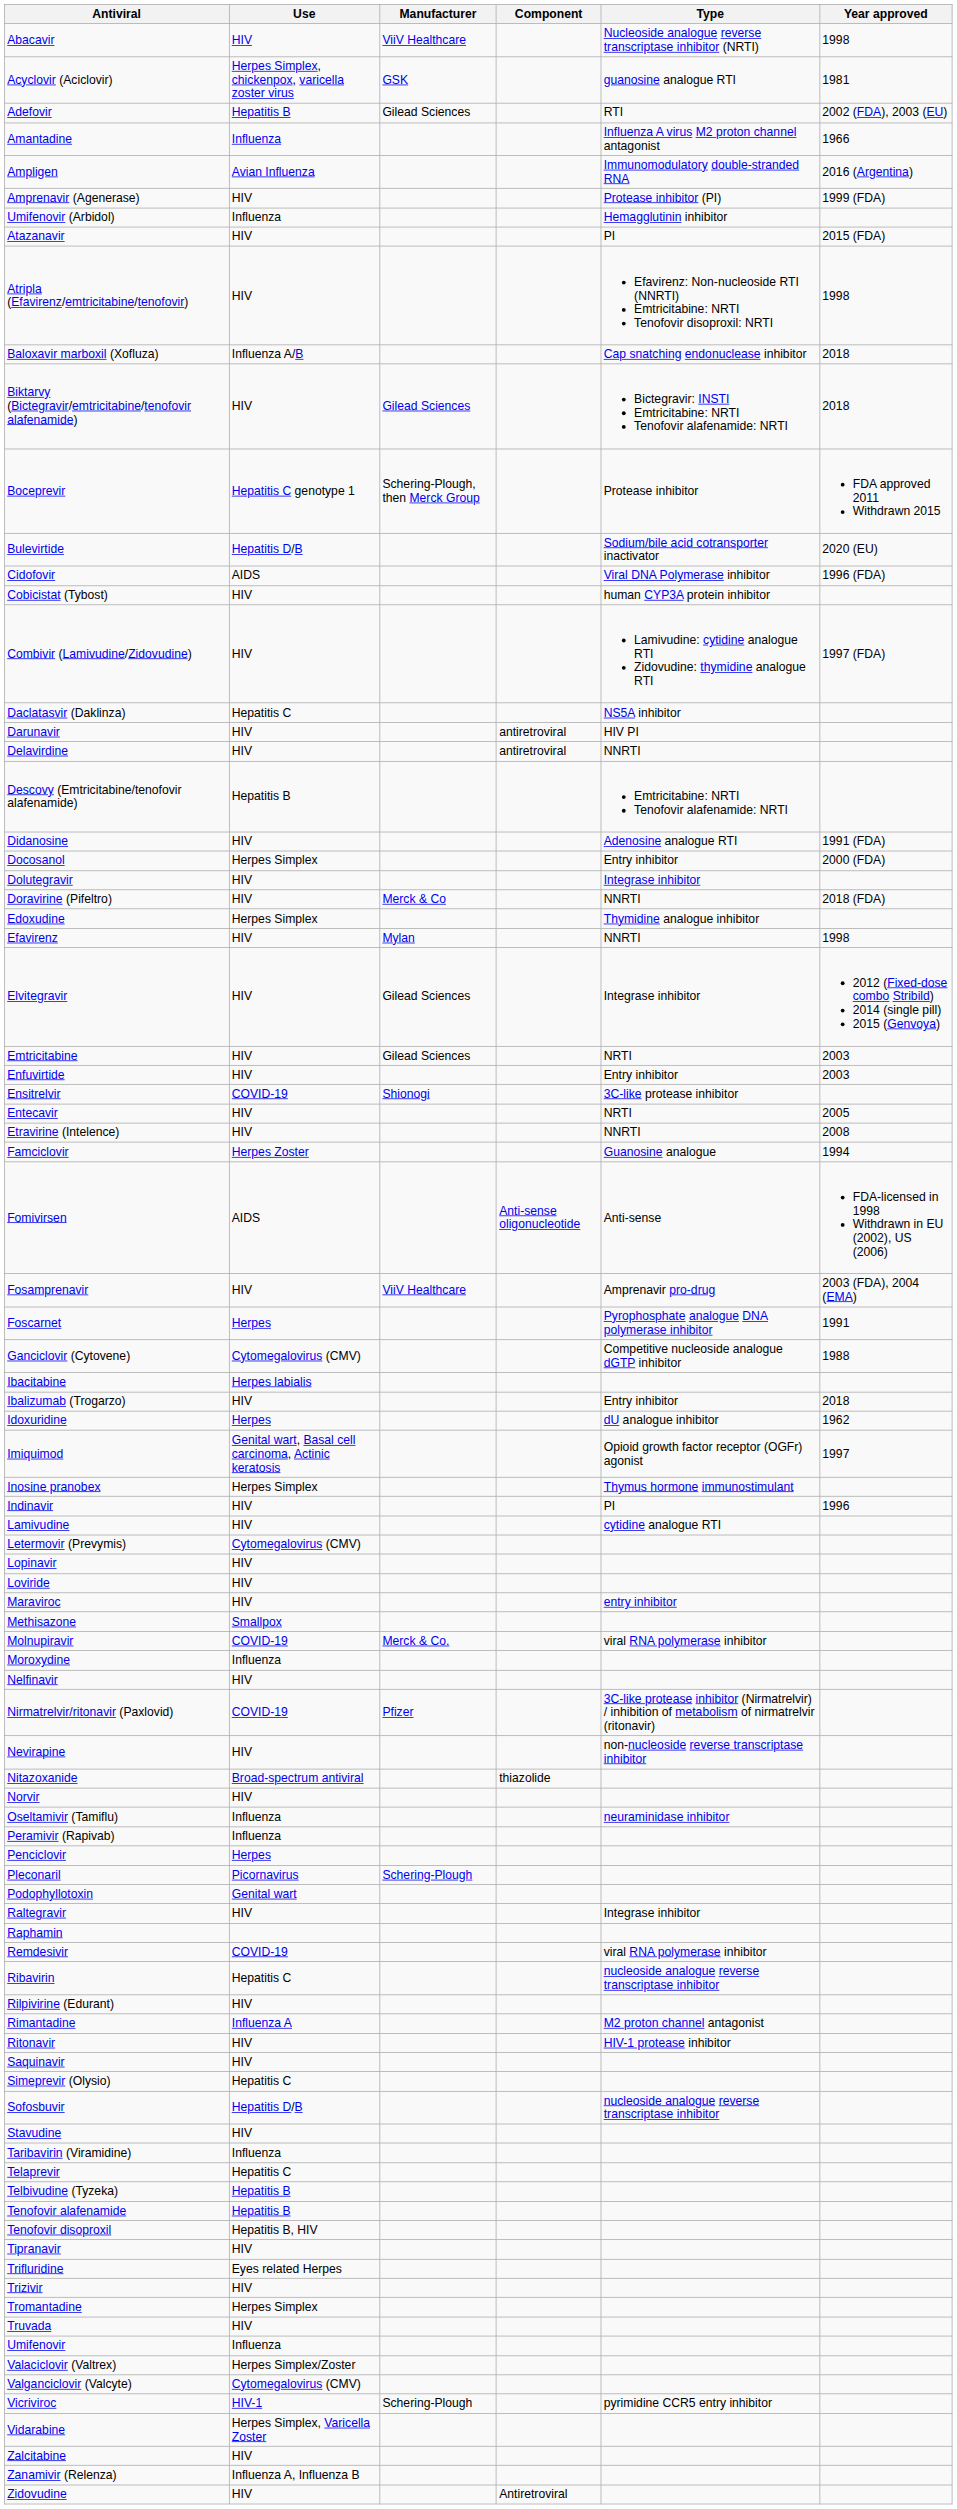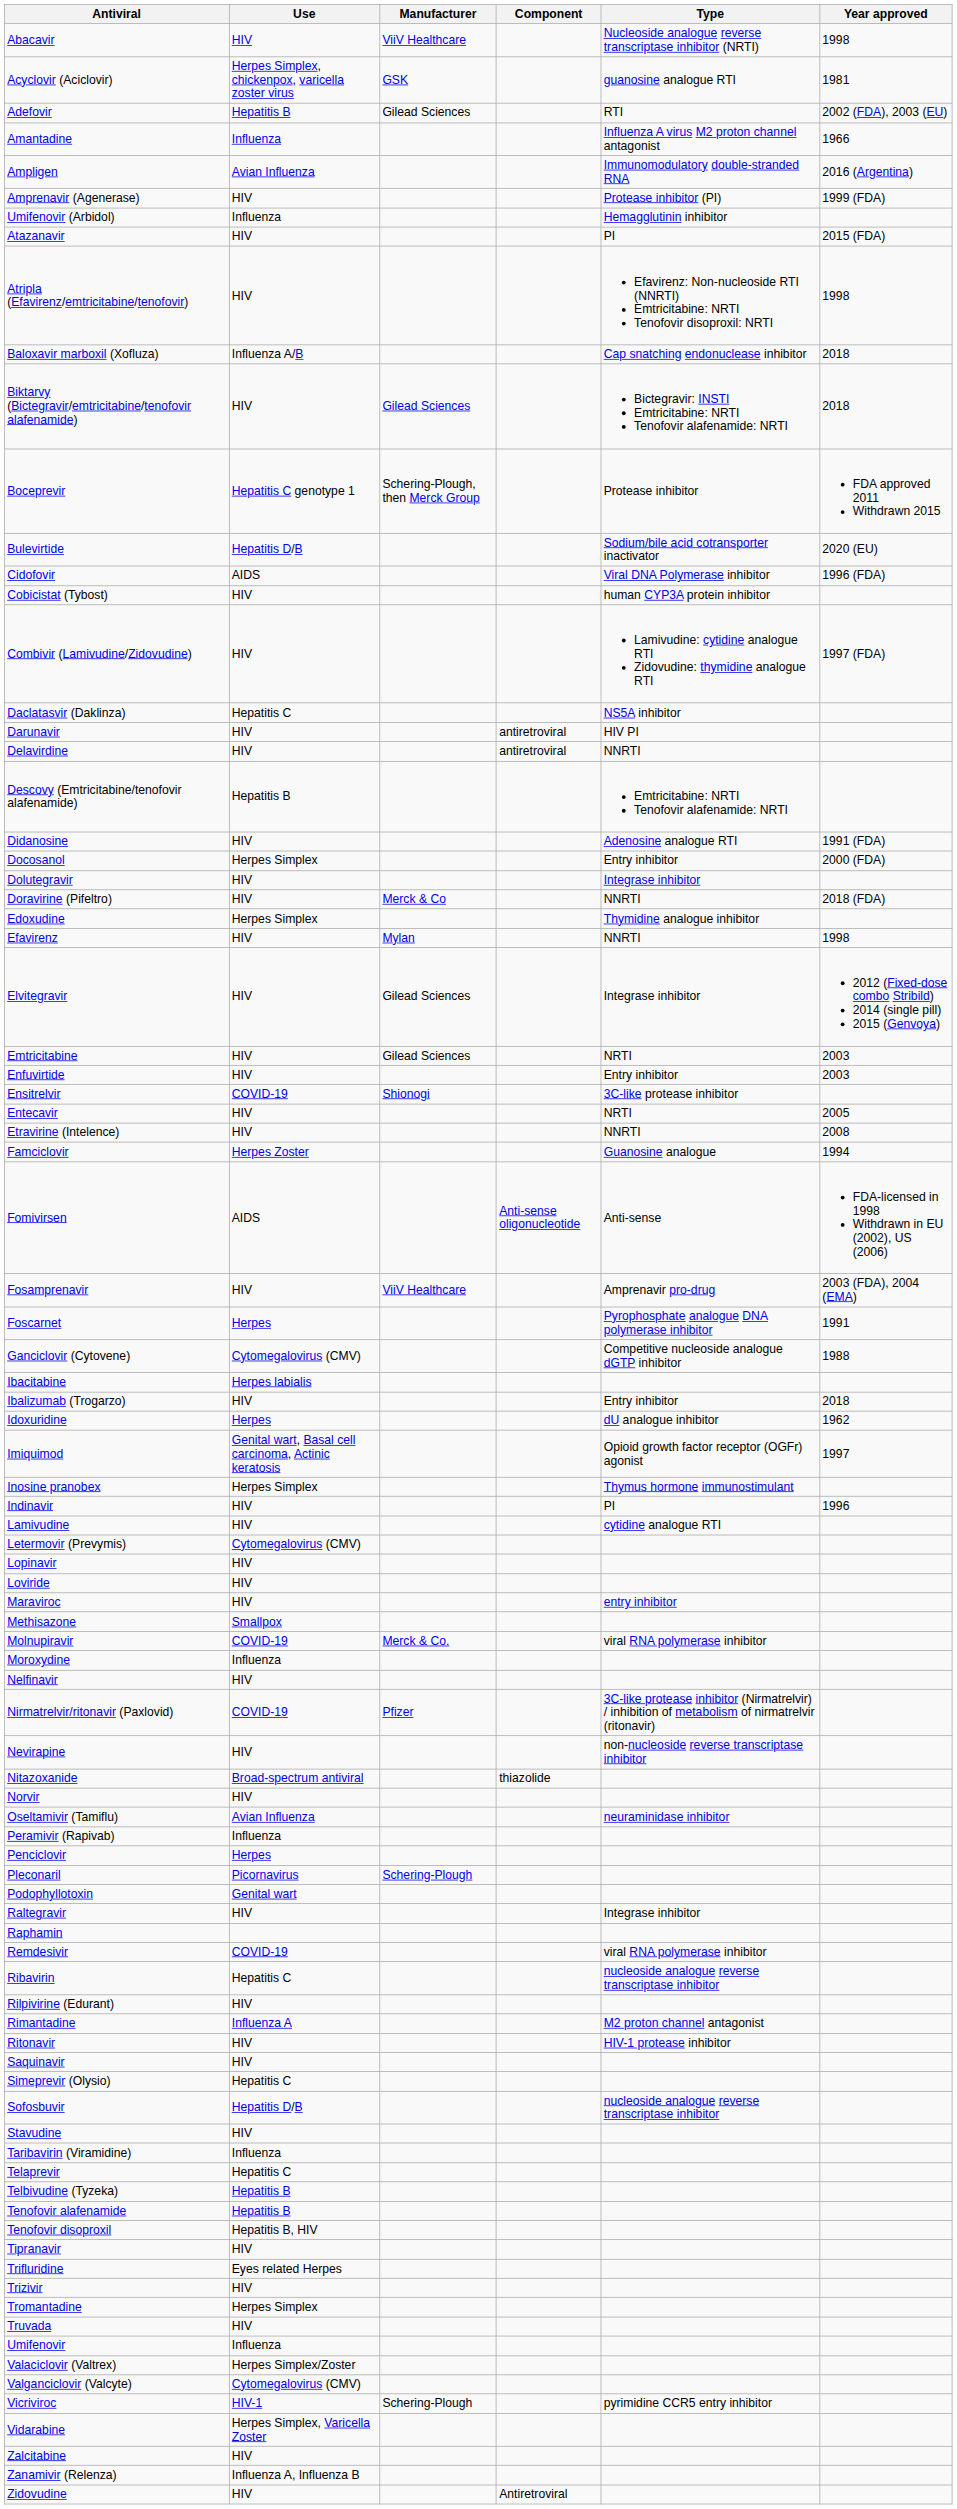(256, 1817) Influenza -> (273, 1817) Avian Influenza
